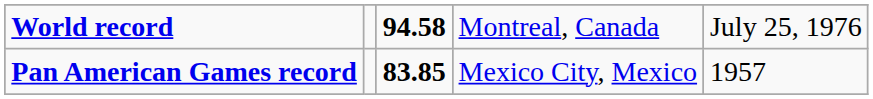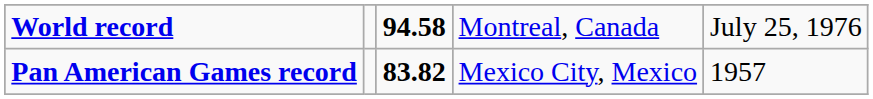(414, 71) 83.85 -> (414, 71) 83.82
